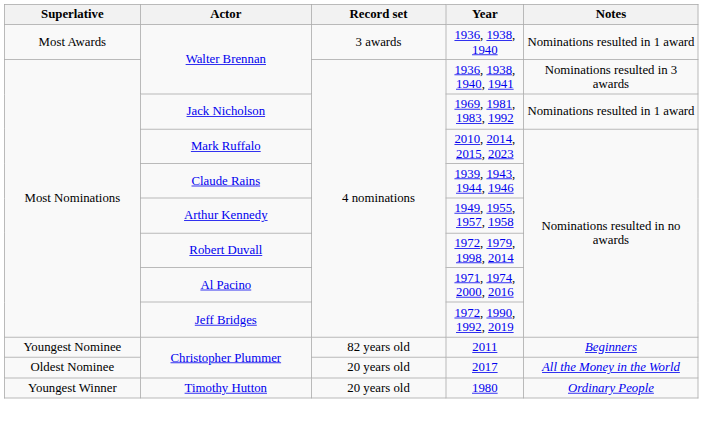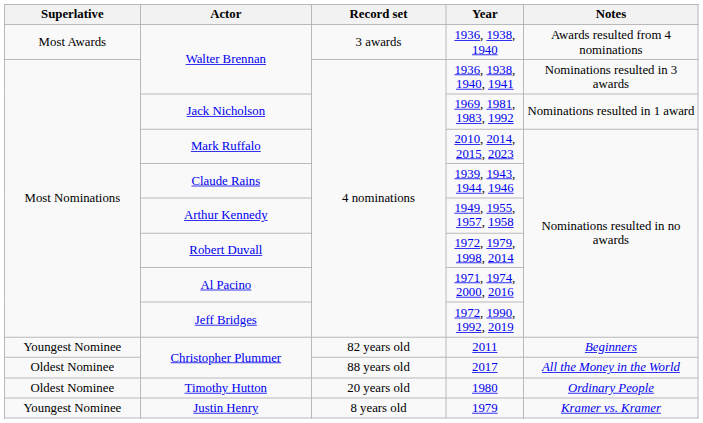(611, 42) Nominations resulted in 1 award -> (611, 42) Awards resulted from 4 nominations
(379, 367) 20 years old -> (379, 367) 88 years old
(72, 387) Youngest Winner -> (72, 387) Oldest Nominee
+ row: (485, 408)
